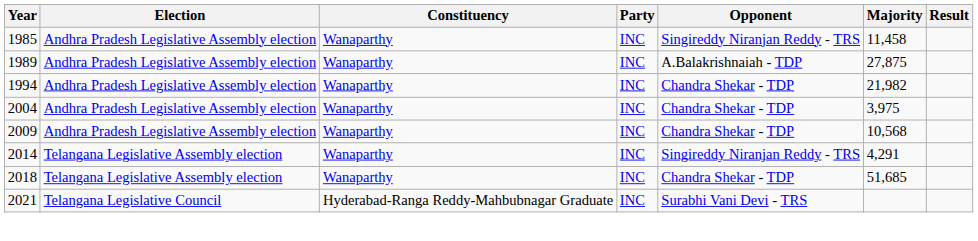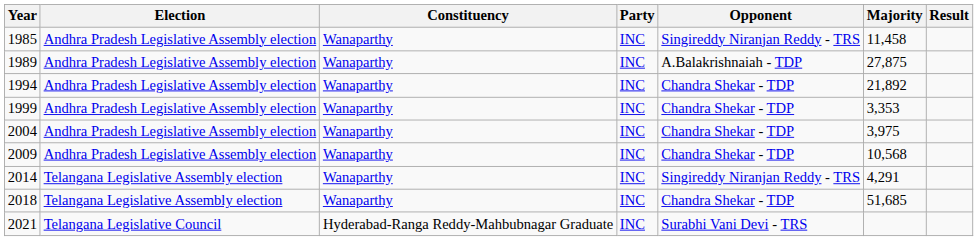(887, 85) 21,982 -> (887, 85) 21,892
+ row: (22, 108)
